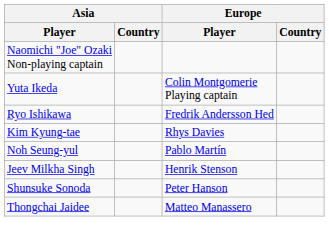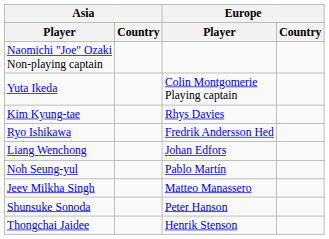rows swapped: (39, 114) <-> (44, 132)
+ row: (47, 151)
(201, 169) Henrik Stenson -> (208, 188) Matteo Manassero
(208, 206) Matteo Manassero -> (201, 225) Henrik Stenson
